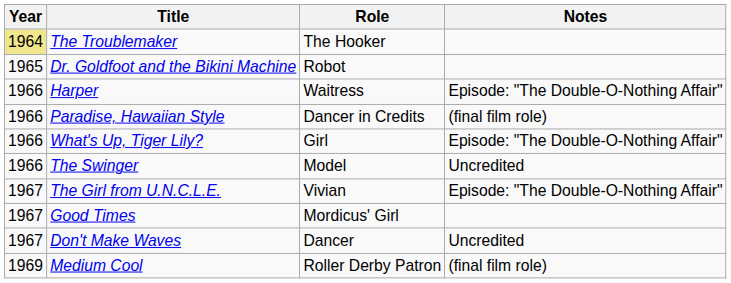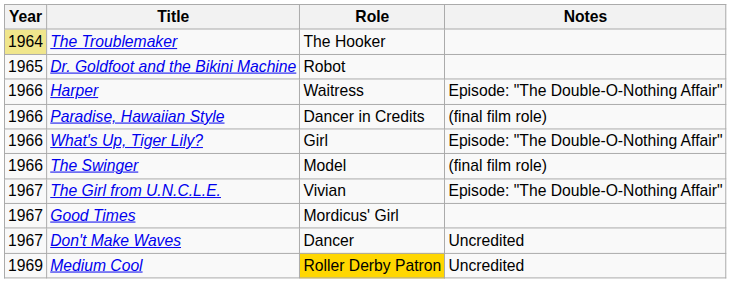(486, 166) Uncredited -> (498, 166) (final film role)
(372, 265) no background -> (372, 265) gold background
(498, 265) (final film role) -> (486, 265) Uncredited
